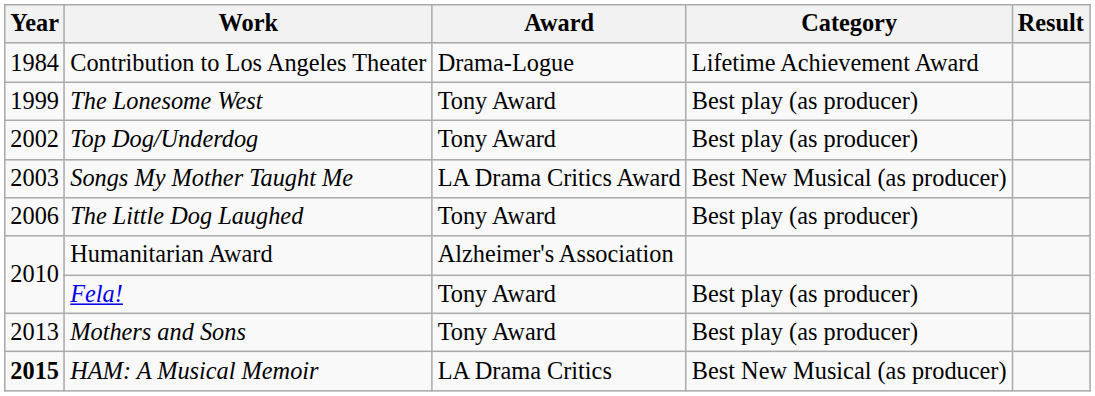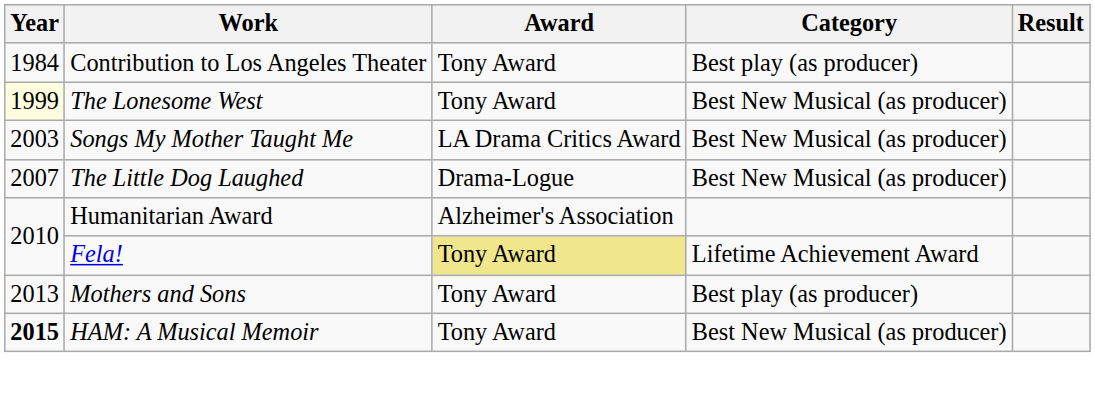(506, 62) Drama-Logue -> (497, 62) Tony Award
(835, 62) Lifetime Achievement Award -> (805, 62) Best play (as producer)
(35, 100) no background -> (35, 100) lightyellow background
(805, 100) Best play (as producer) -> (849, 100) Best New Musical (as producer)
- row: (164, 139)
(35, 216) 2006 -> (35, 178) 2007
(497, 216) Tony Award -> (506, 178) Drama-Logue
(805, 216) Best play (as producer) -> (849, 178) Best New Musical (as producer)
(497, 293) no background -> (497, 255) khaki background
(805, 293) Best play (as producer) -> (835, 255) Lifetime Achievement Award
(525, 370) LA Drama Critics -> (497, 332) Tony Award
